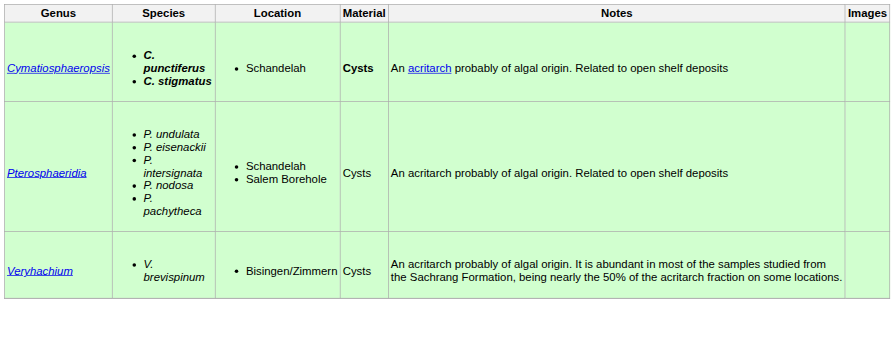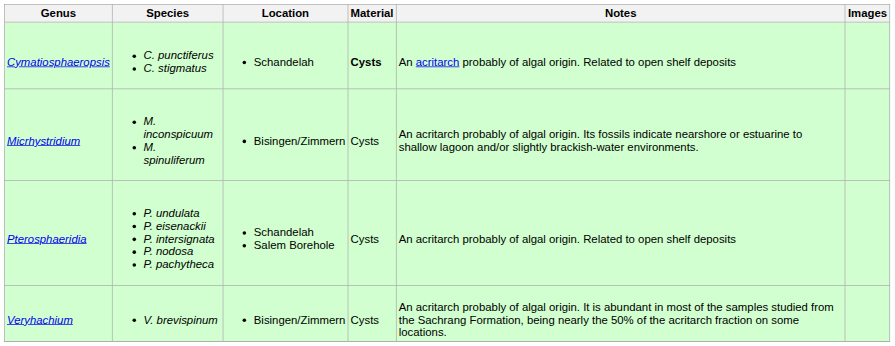(164, 68) bold -> (168, 62) normal
+ row: (44, 141)
